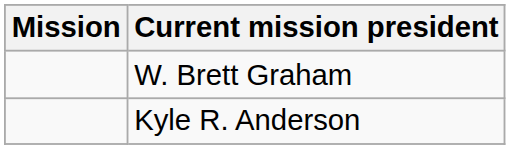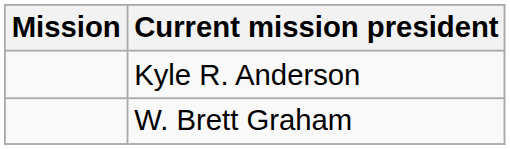rows swapped: (247, 120) <-> (243, 74)
